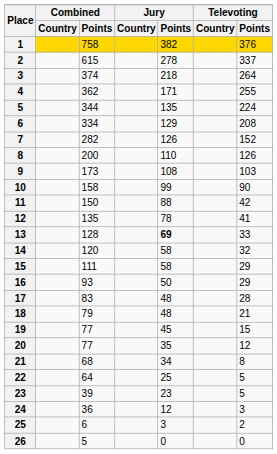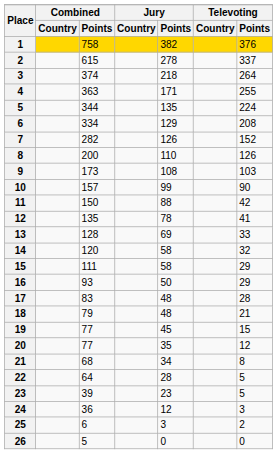(90, 92) 362 -> (90, 92) 363
(90, 187) 158 -> (90, 187) 157
(166, 235) bold -> (166, 235) normal
(166, 378) 25 -> (166, 378) 28
